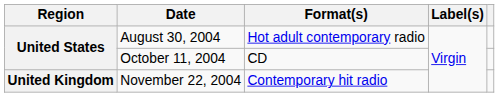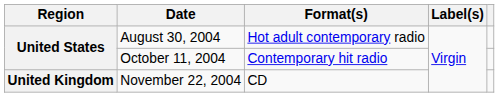(257, 59) CD -> (317, 59) Contemporary hit radio
(317, 80) Contemporary hit radio -> (257, 80) CD
